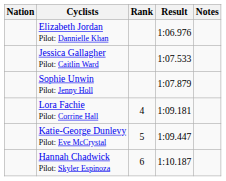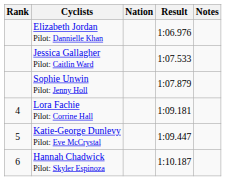columns swapped: (142, 12) <-> (20, 12)
